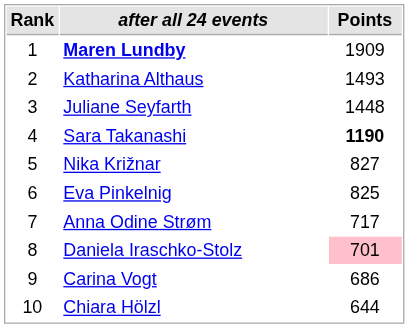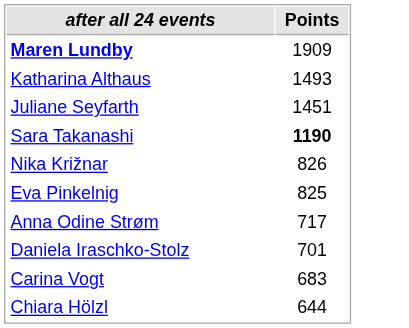- column: (32, 20)
(365, 107) 1448 -> (312, 107) 1451
(365, 165) 827 -> (312, 165) 826
(365, 250) pink background -> (312, 250) no background
(365, 279) 686 -> (312, 279) 683
